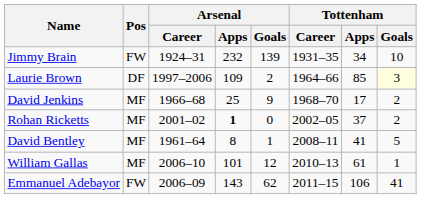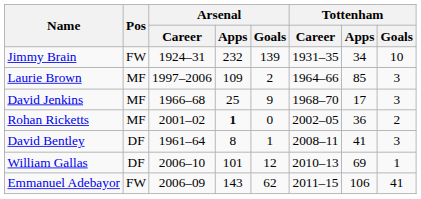(136, 78) DF -> (136, 78) MF
(397, 78) lightyellow background -> (397, 78) no background
(397, 99) 2 -> (397, 99) 3
(360, 120) 37 -> (360, 120) 36
(136, 141) MF -> (136, 141) DF
(397, 141) 5 -> (397, 141) 3
(136, 162) MF -> (136, 162) DF
(360, 162) 61 -> (360, 162) 69
